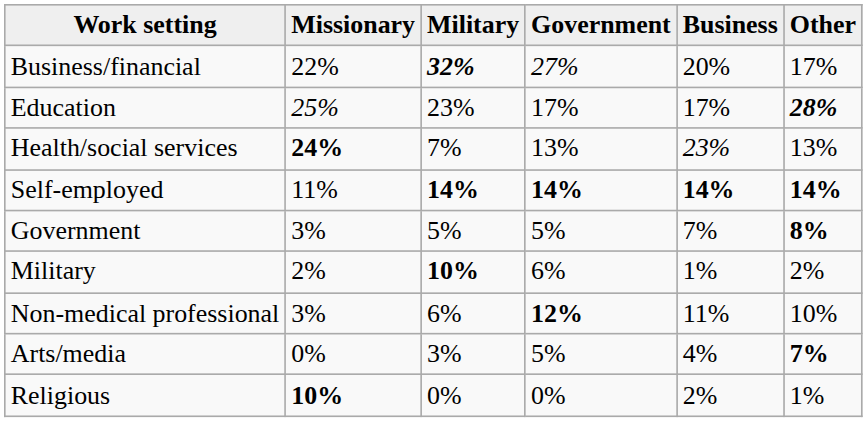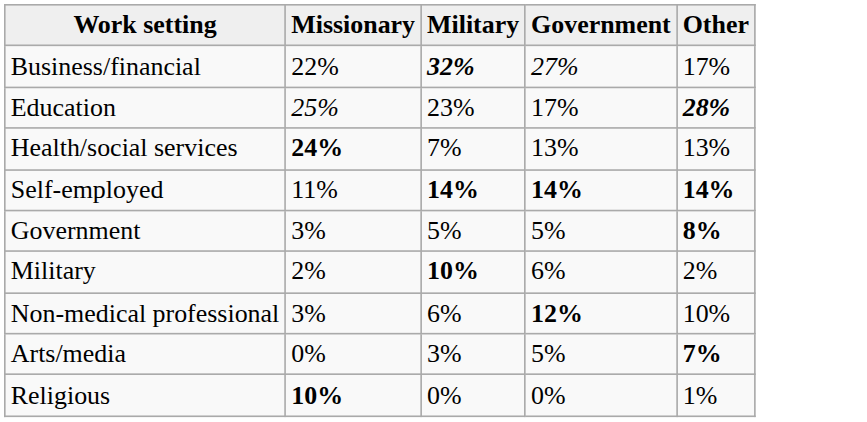- column: (730, 25)
